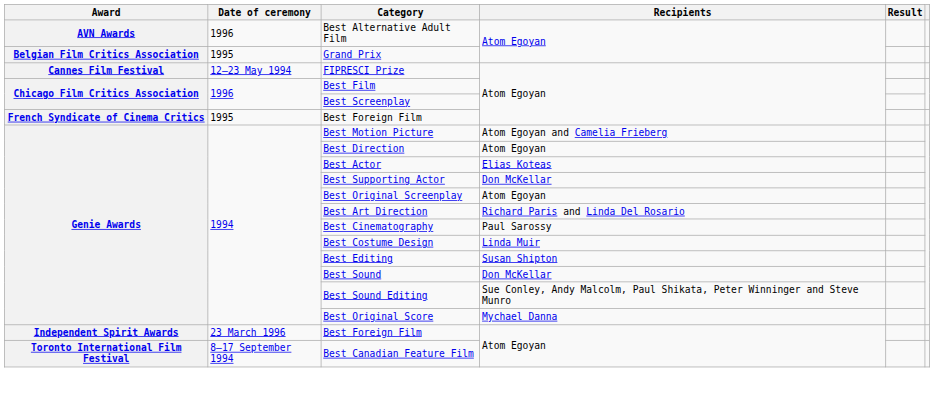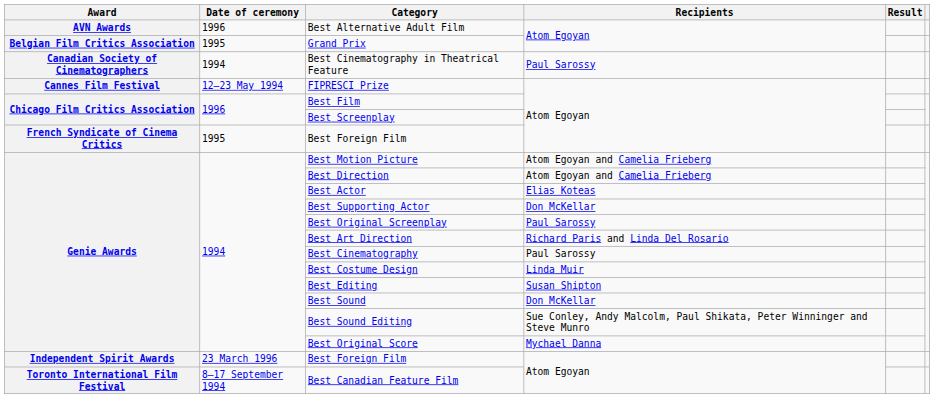+ row: (102, 65)
(514, 149) Atom Egoyan -> (619, 176) Atom Egoyan and Camelia Frieberg
(514, 196) Atom Egoyan -> (561, 223) Paul Sarossy
